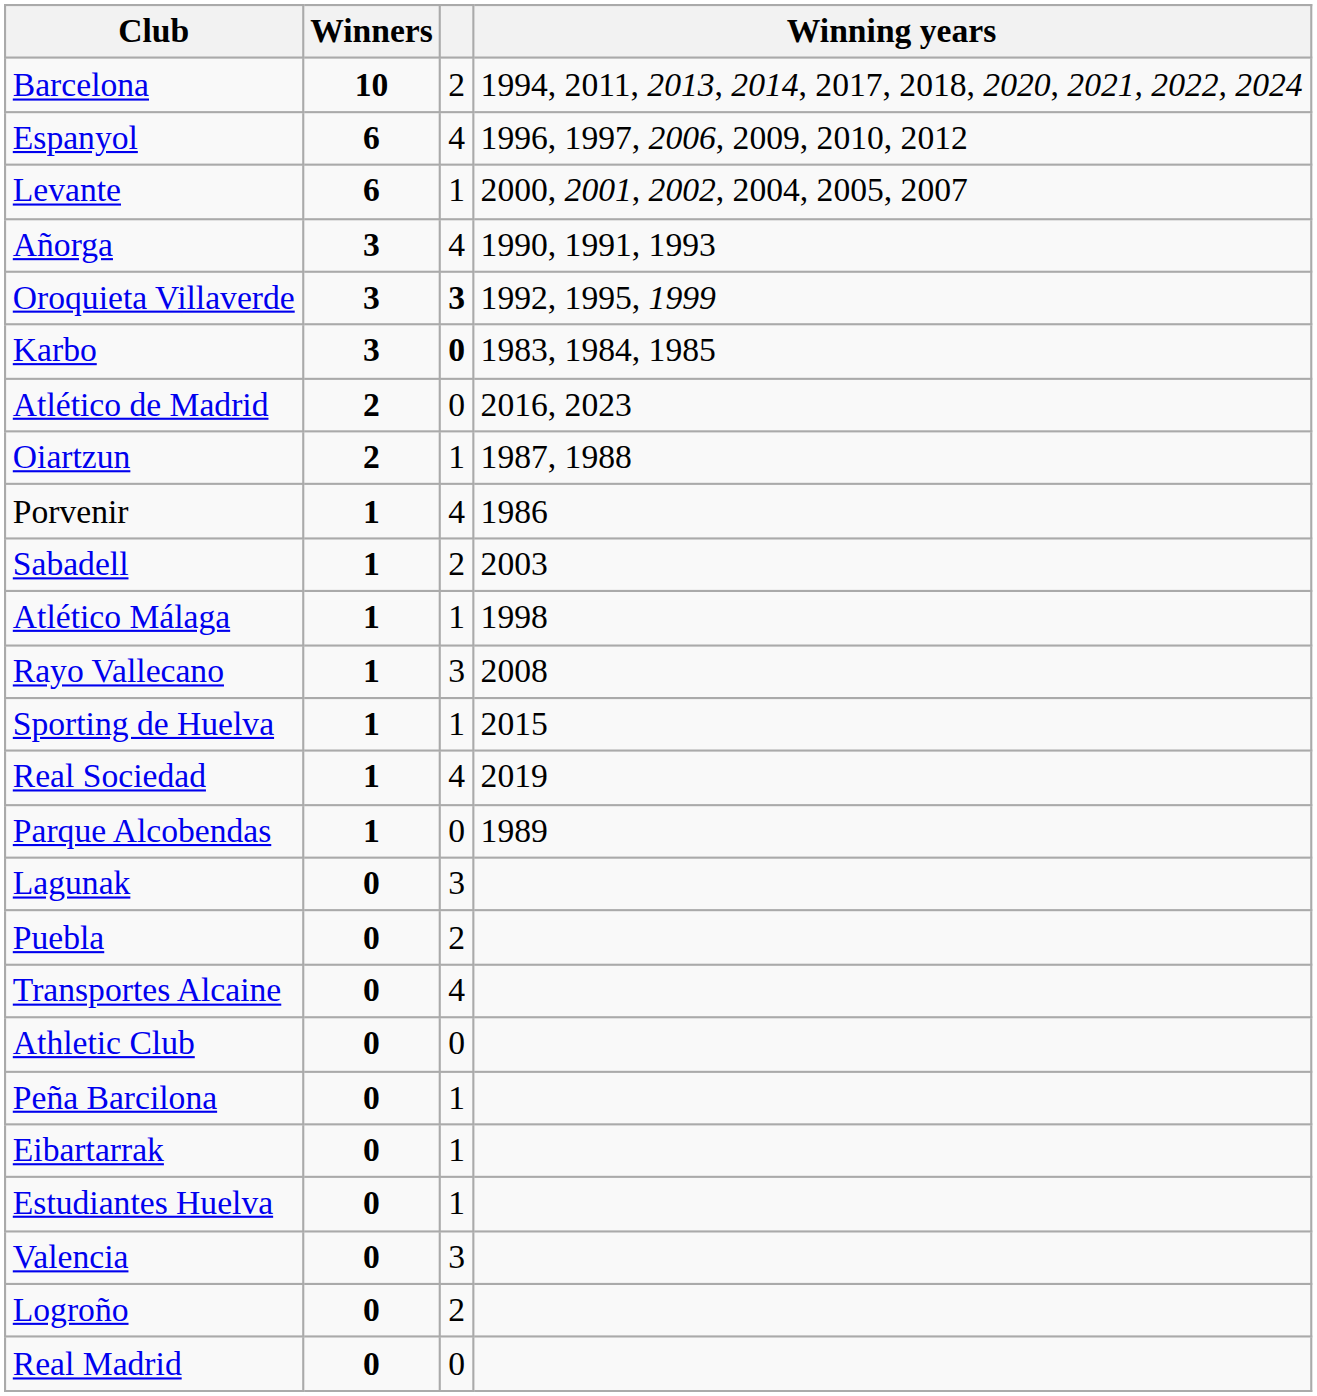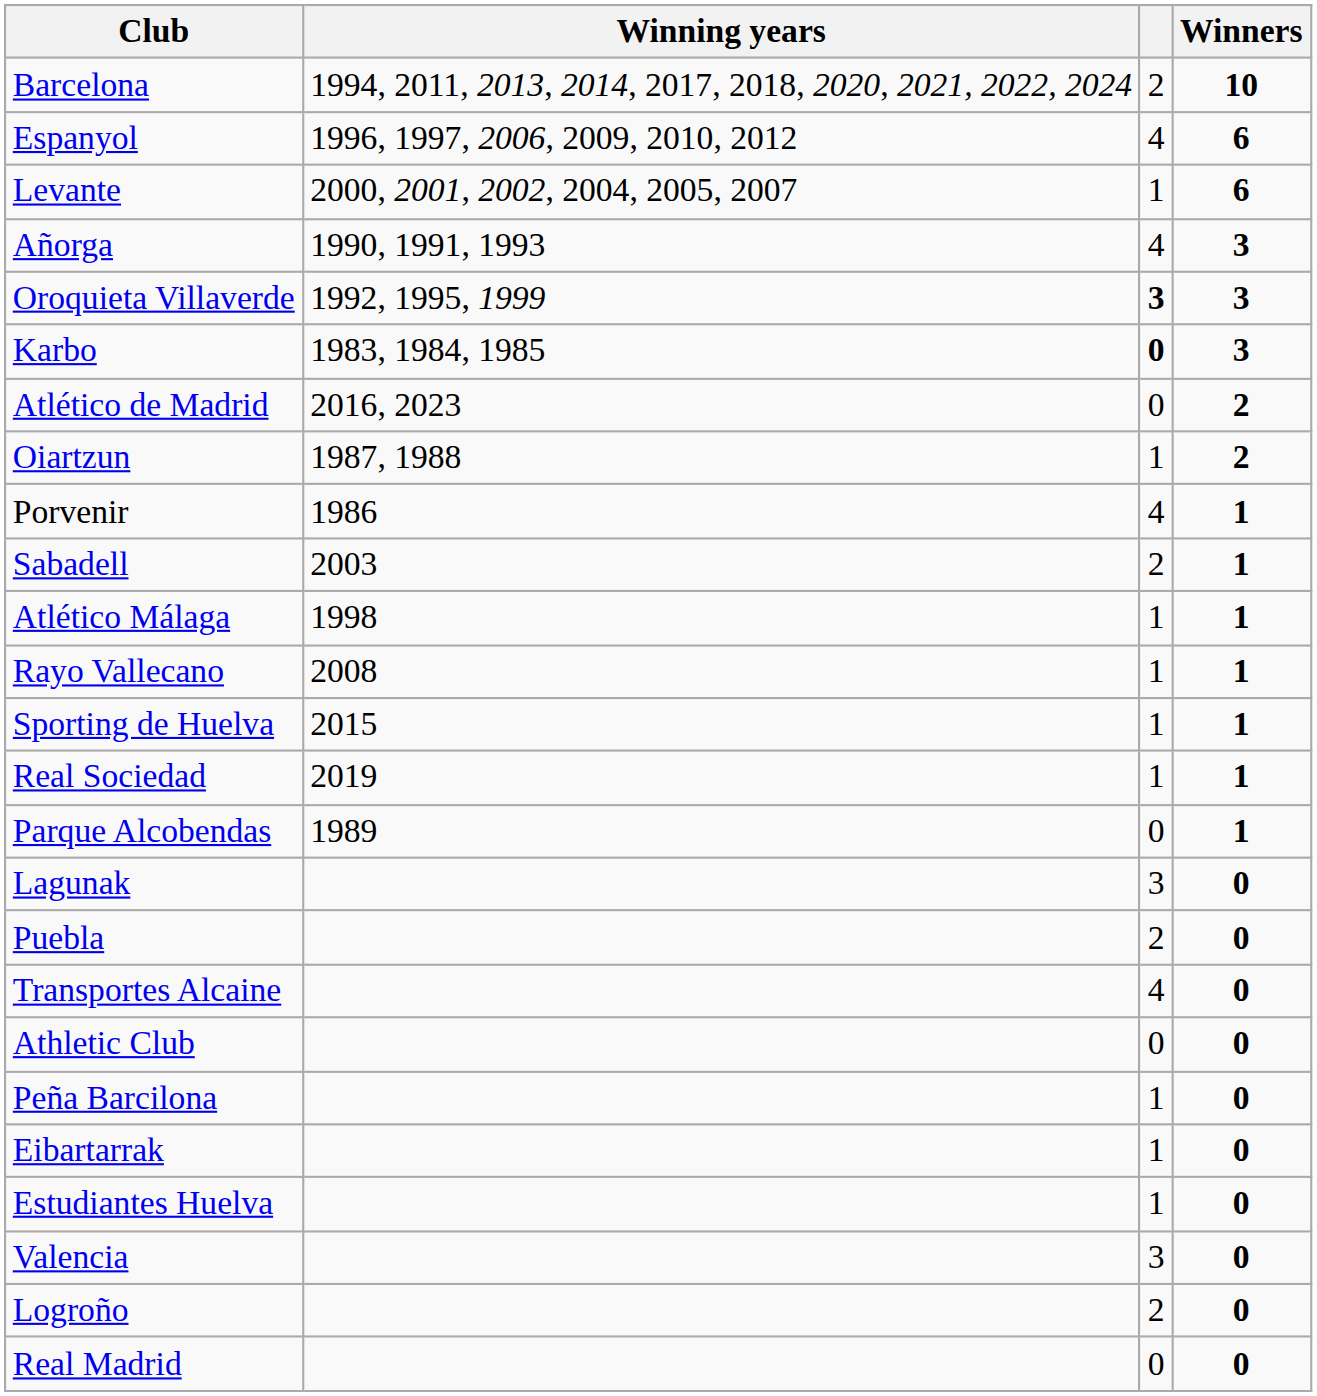columns swapped: (372, 31) <-> (892, 31)
(457, 670) 3 -> (1156, 670) 1
(457, 777) 4 -> (1156, 777) 1
